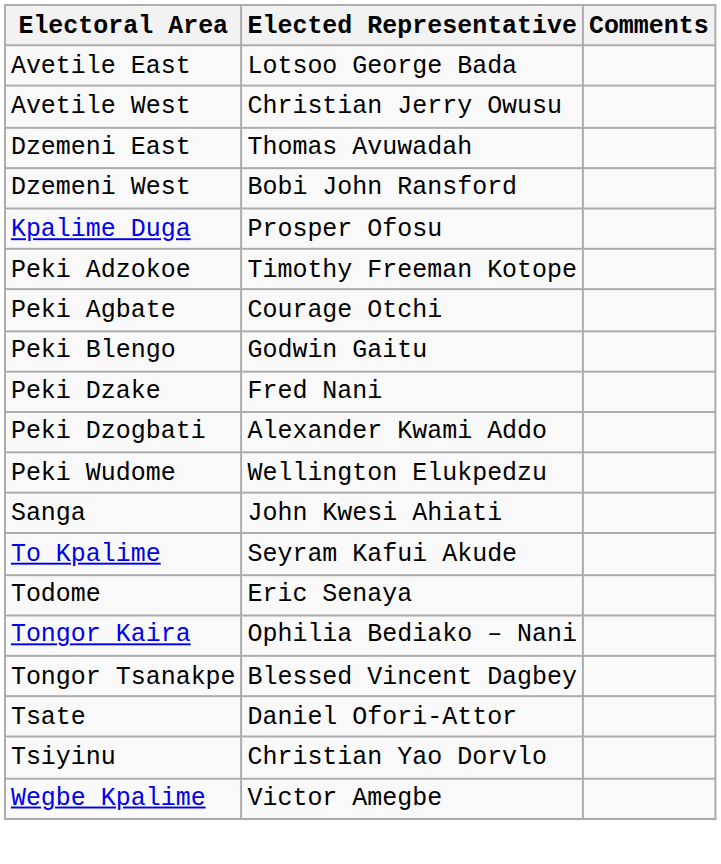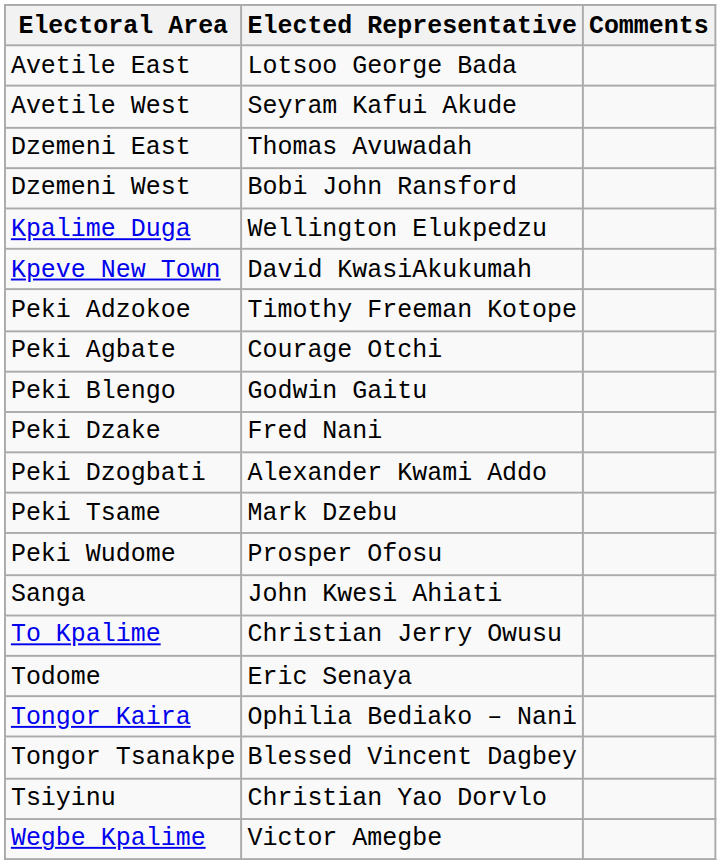(405, 107) Christian Jerry Owusu -> (382, 107) Seyram Kafui Akude
(345, 229) Prosper Ofosu -> (397, 229) Wellington Elukpedzu
+ row: (116, 269)
+ row: (86, 513)
(397, 473) Wellington Elukpedzu -> (345, 554) Prosper Ofosu
(382, 554) Seyram Kafui Akude -> (405, 635) Christian Jerry Owusu
- row: (48, 717)
